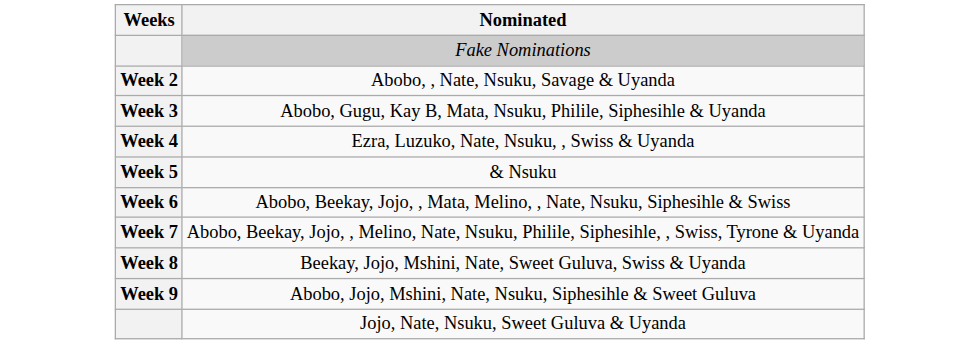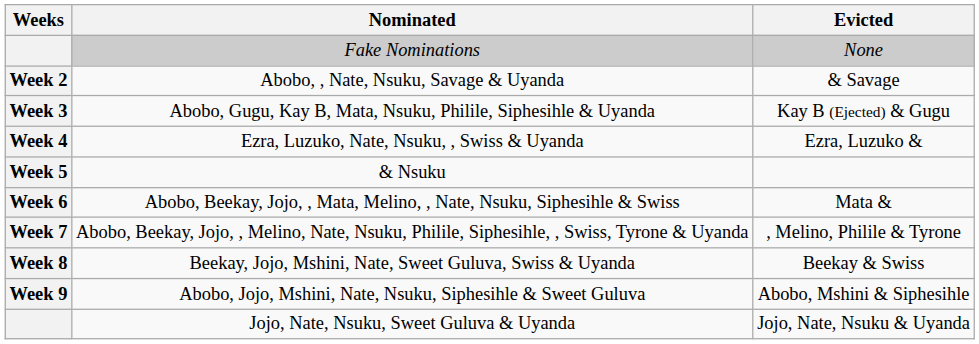+ column: (864, 20)
